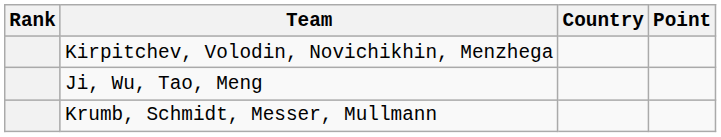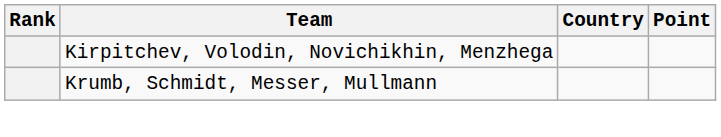- row: (164, 84)
